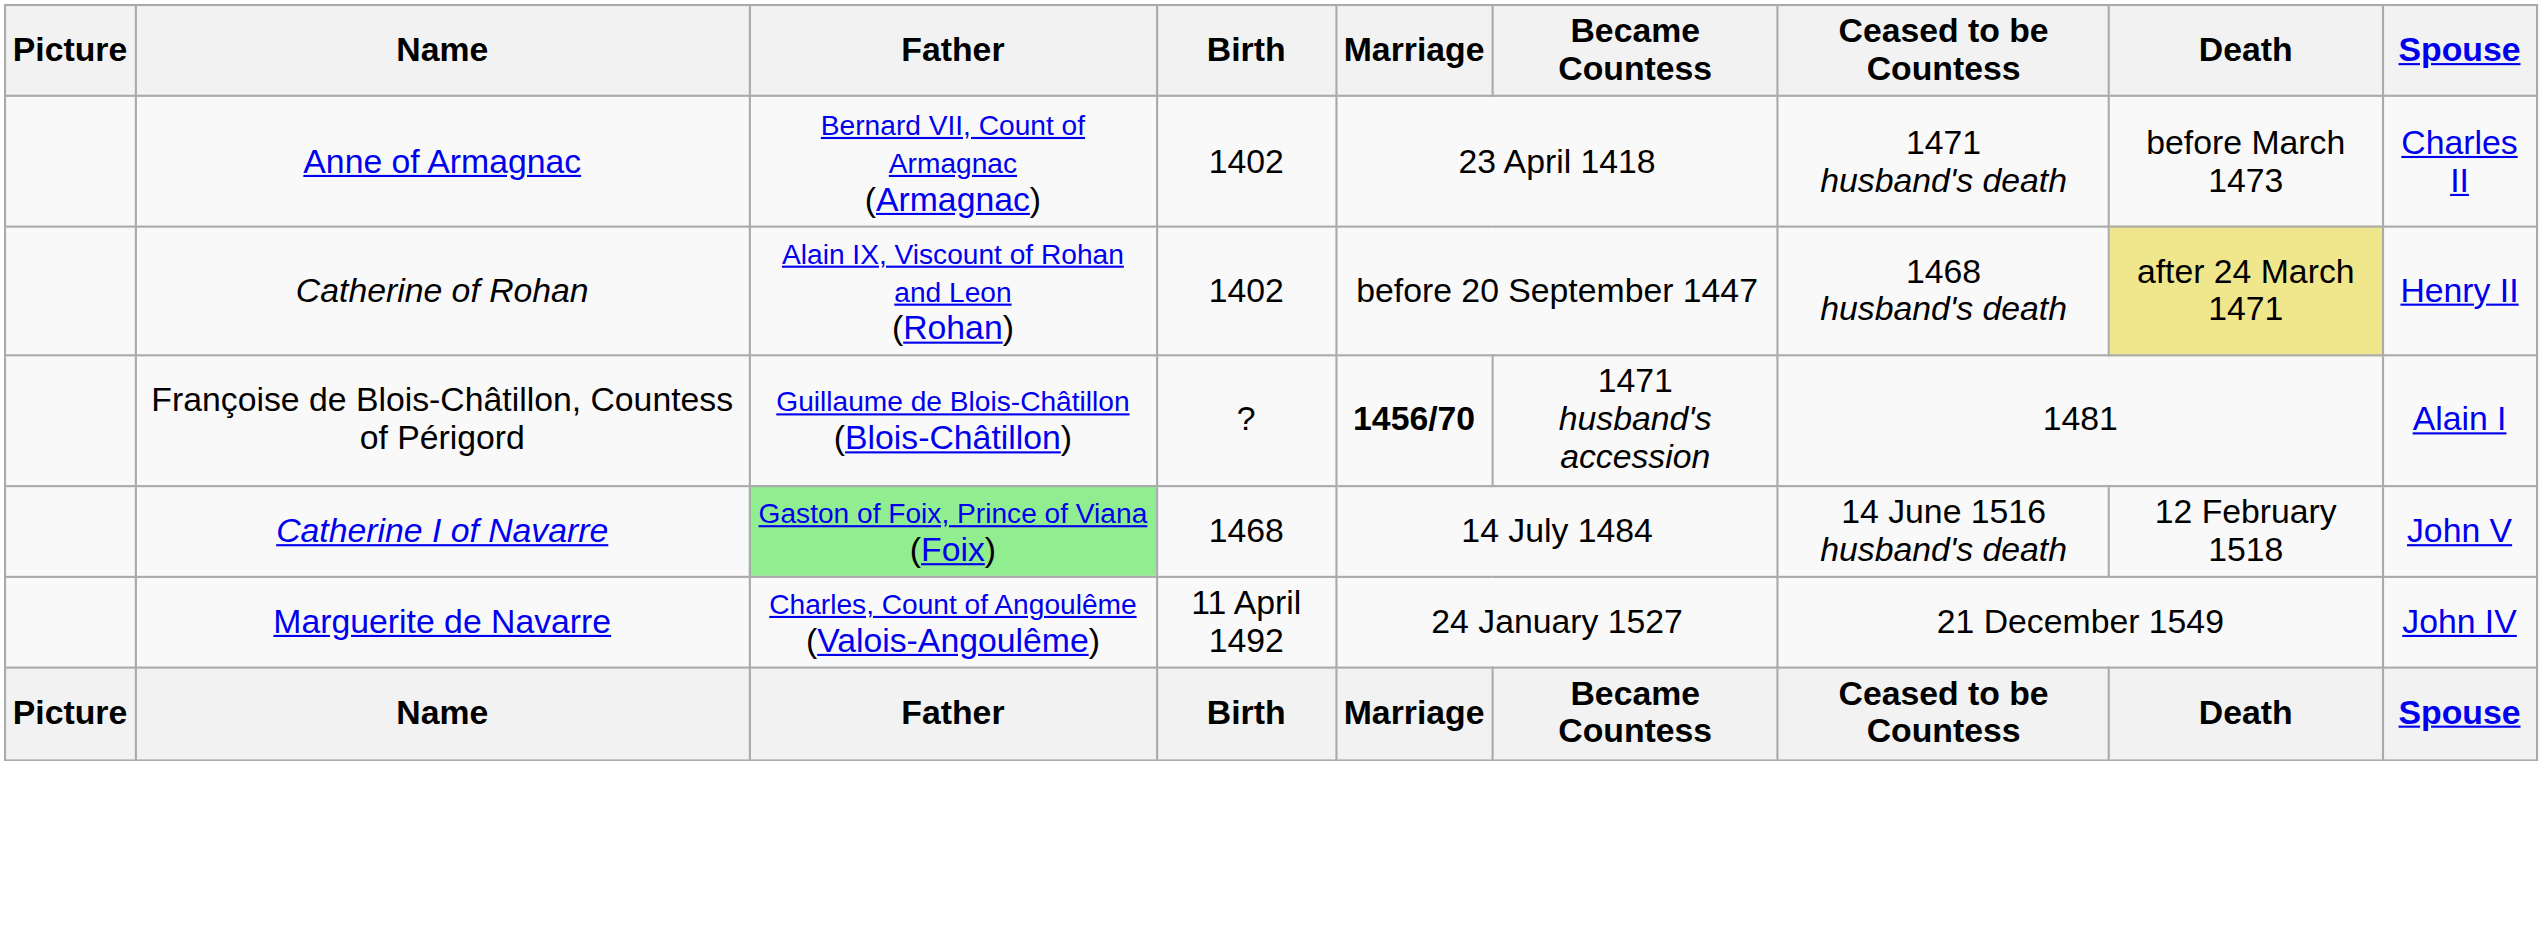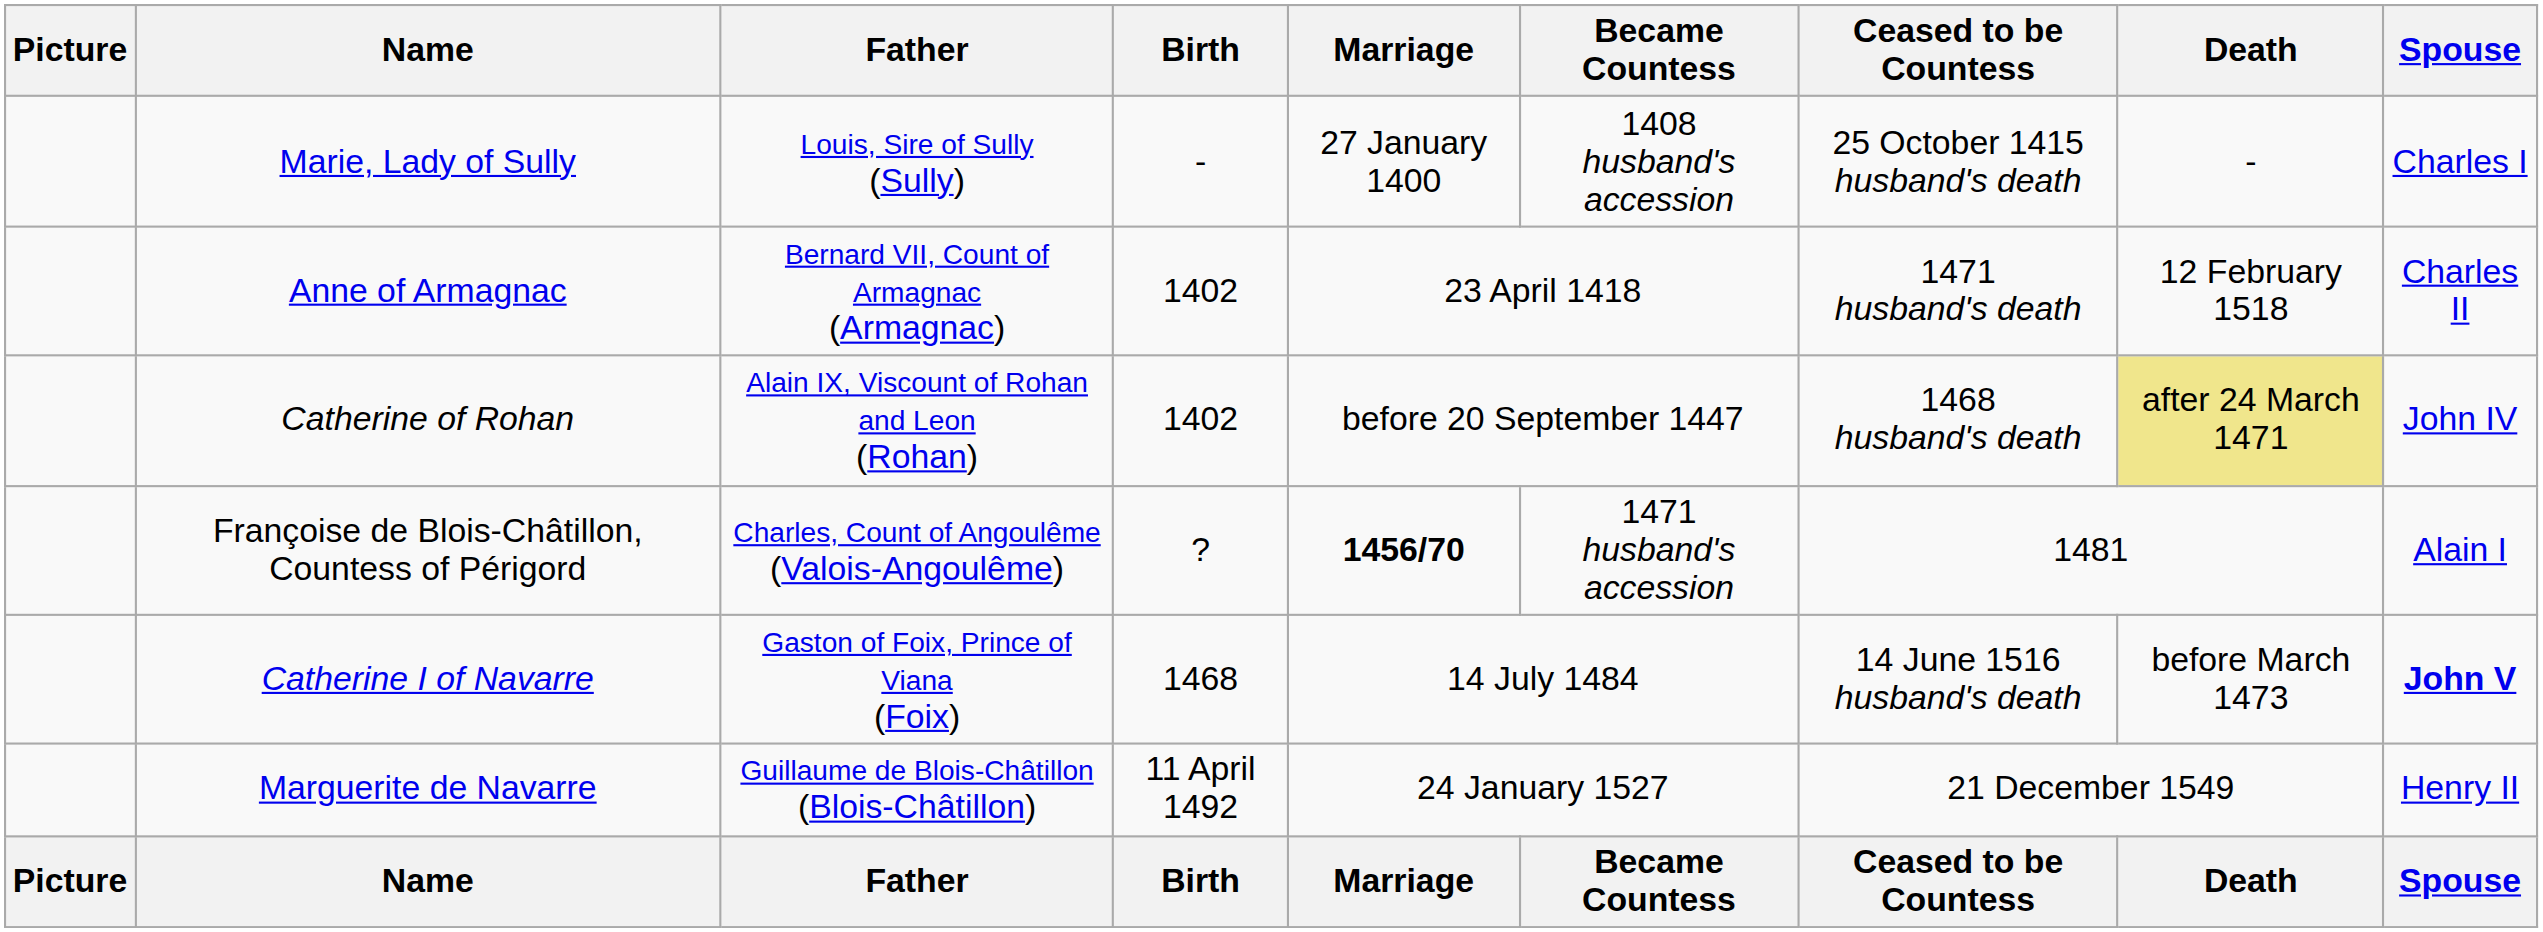+ row: (428, 160)
(2246, 160) before March 1473 -> (2251, 290) 12 February 1518
(2460, 290) Henry II -> (2460, 419) John IV
(953, 421) Guillaume de Blois-Châtillon (Blois-Châtillon) -> (917, 551) Charles, Count of Angoulême (Valois-Angoulême)
(953, 532) lightgreen background -> (917, 680) no background
(2246, 530) 12 February 1518 -> (2251, 678) before March 1473
(2460, 530) normal -> (2460, 678) bold
(953, 623) Charles, Count of Angoulême (Valois-Angoulême) -> (917, 791) Guillaume de Blois-Châtillon (Blois-Châtillon)
(2460, 621) John IV -> (2460, 789) Henry II
